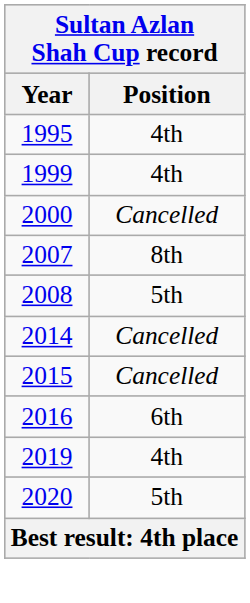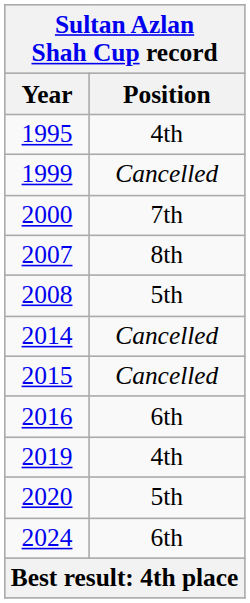(167, 174) 4th -> (167, 174) Cancelled
(167, 214) Cancelled -> (167, 214) 7th
+ row: (47, 537)
